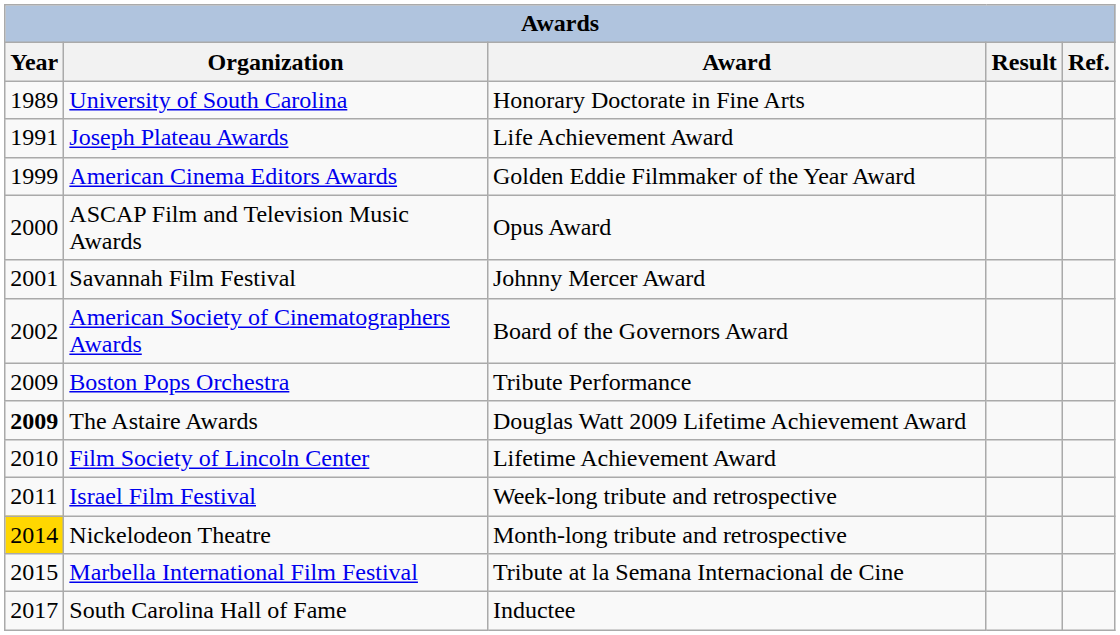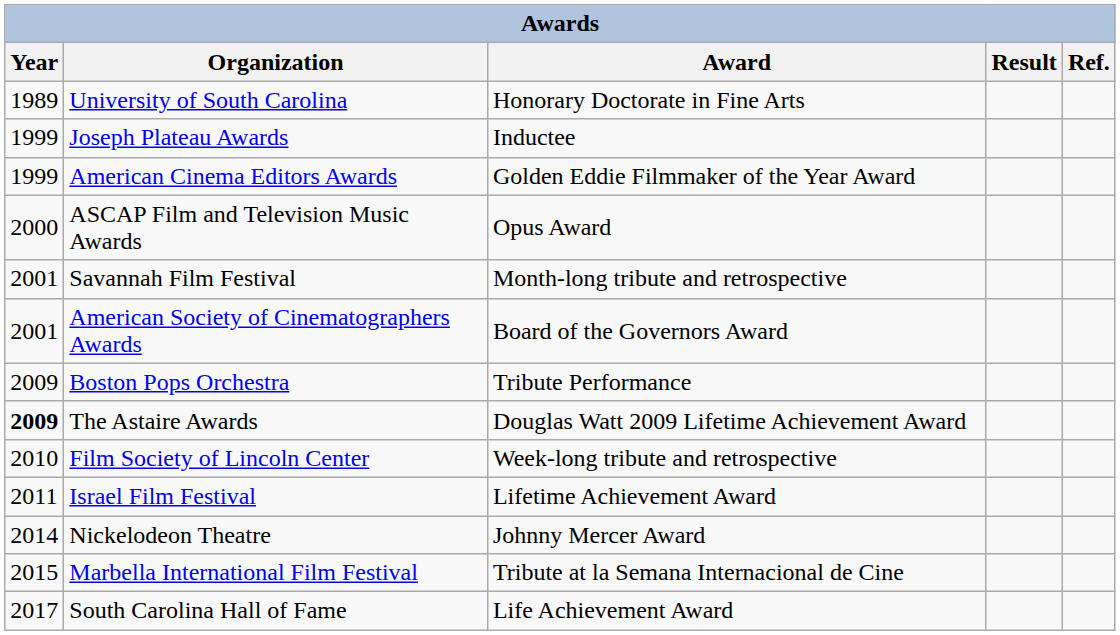(34, 137) 1991 -> (34, 137) 1999
(613, 137) Life Achievement Award -> (534, 137) Inductee
(599, 278) Johnny Mercer Award -> (670, 278) Month-long tribute and retrospective
(34, 330) 2002 -> (34, 330) 2001
(634, 458) Lifetime Achievement Award -> (665, 458) Week-long tribute and retrospective
(665, 496) Week-long tribute and retrospective -> (634, 496) Lifetime Achievement Award
(34, 534) gold background -> (34, 534) no background
(670, 534) Month-long tribute and retrospective -> (599, 534) Johnny Mercer Award
(534, 610) Inductee -> (613, 610) Life Achievement Award
